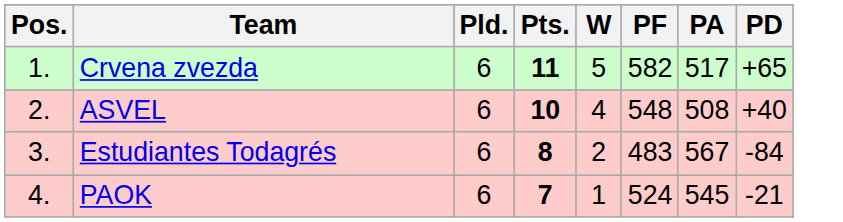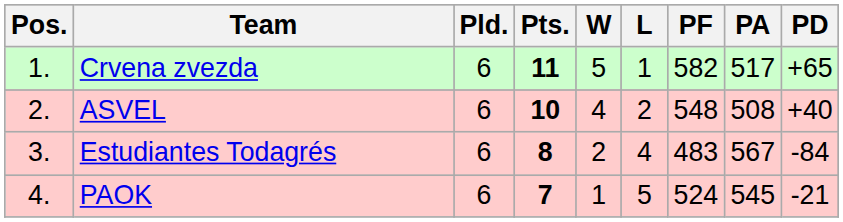+ column: (645, 25)
